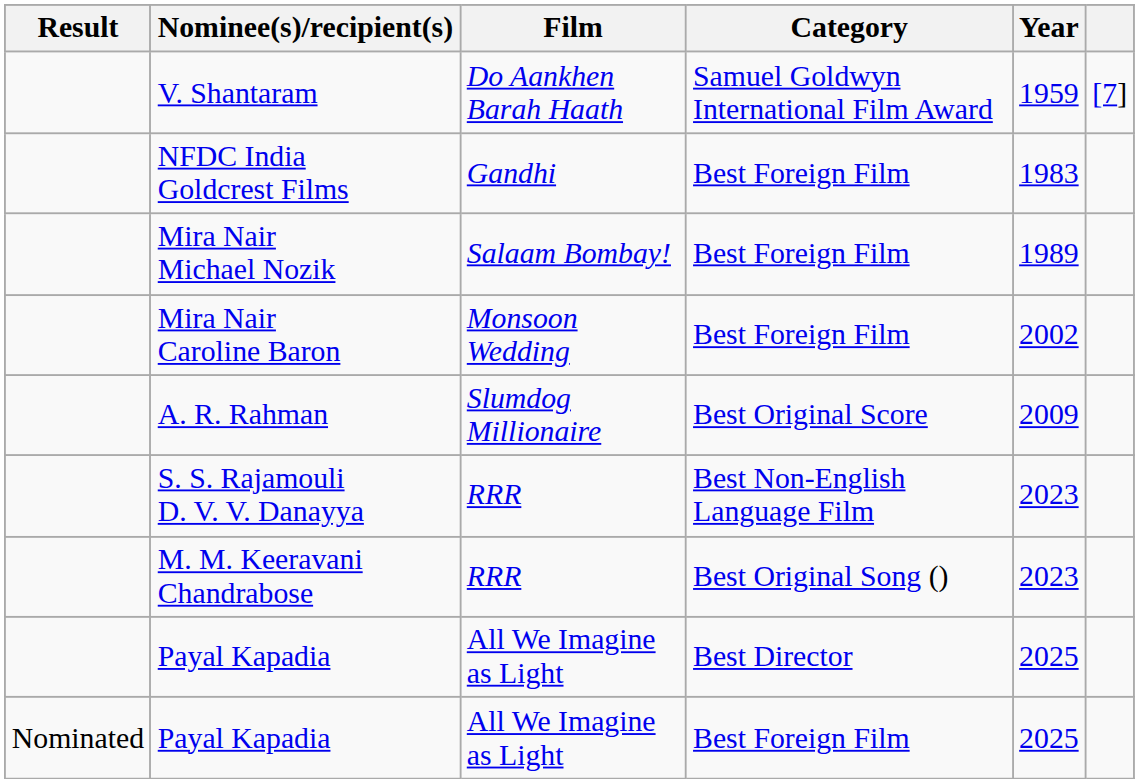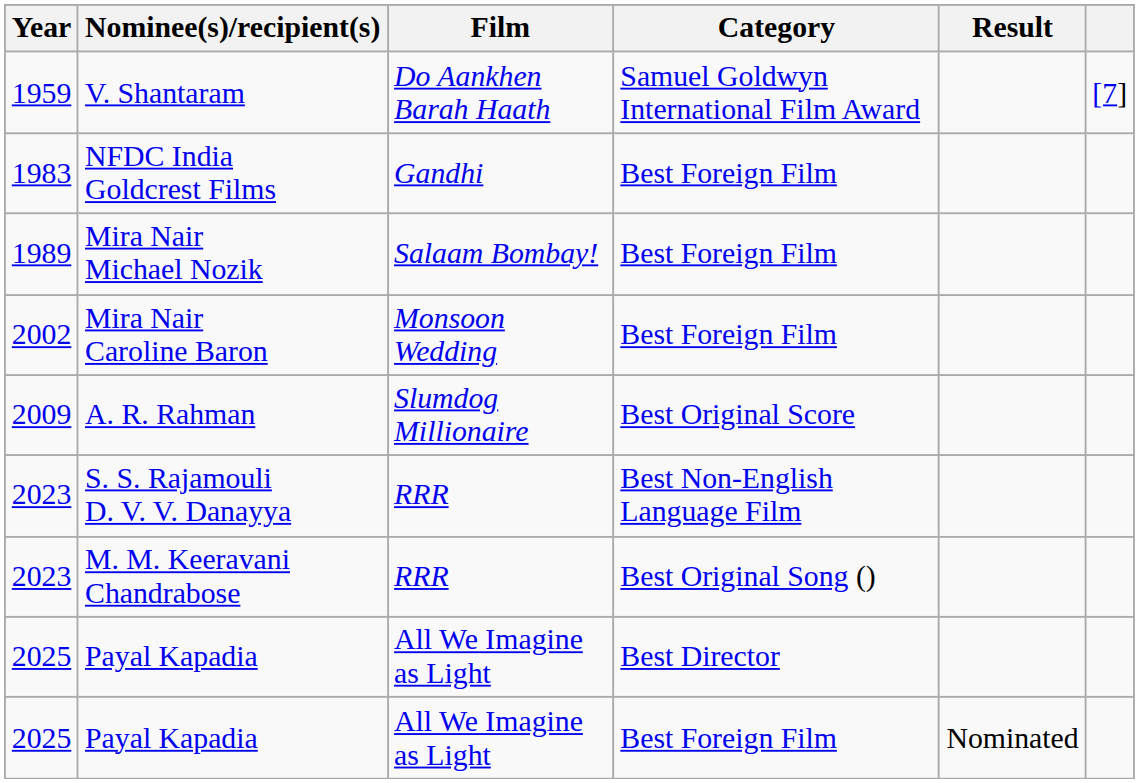columns swapped: (1049, 28) <-> (78, 28)
